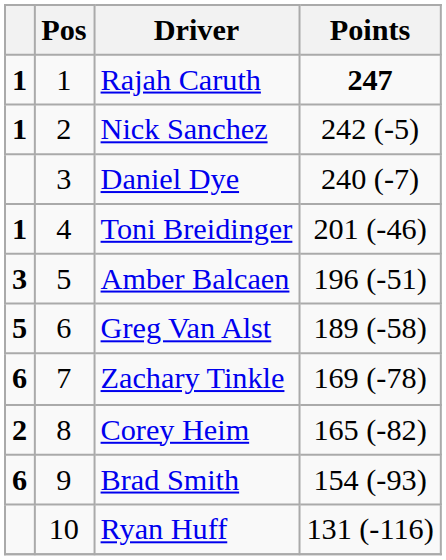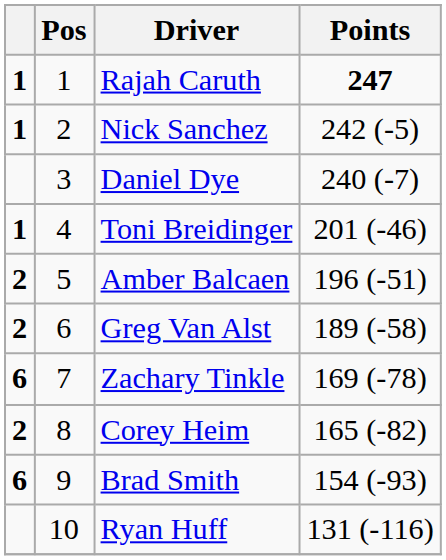(20, 278) 3 -> (20, 278) 2
(20, 328) 5 -> (20, 328) 2
